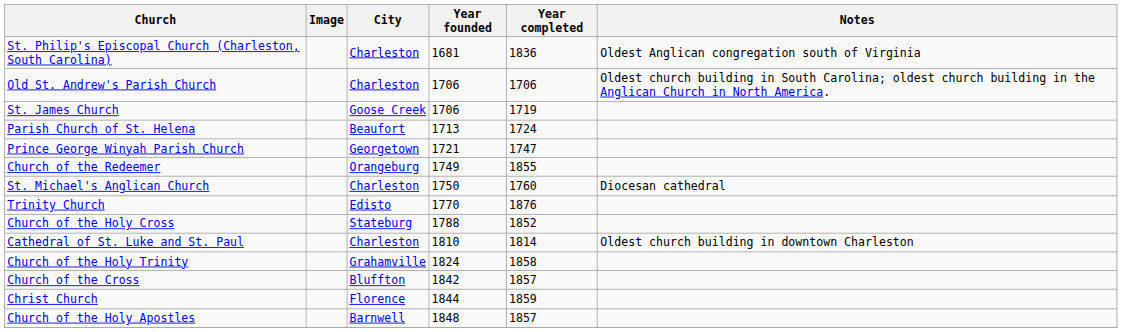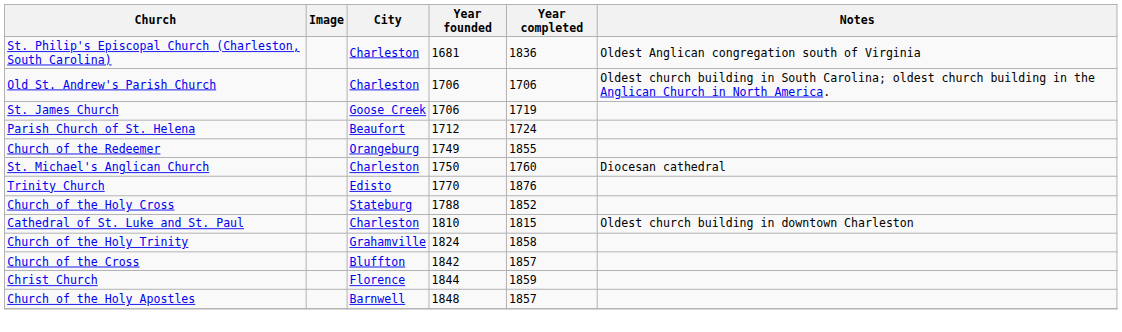(446, 129) 1713 -> (446, 129) 1712
- row: (126, 148)
(523, 242) 1814 -> (523, 224) 1815
